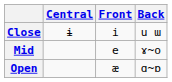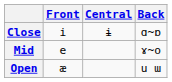columns swapped: (115, 14) <-> (70, 14)
(151, 32) u ɯ -> (151, 32) ɑ~ɒ
(151, 68) ɑ~ɒ -> (151, 68) u ɯ
